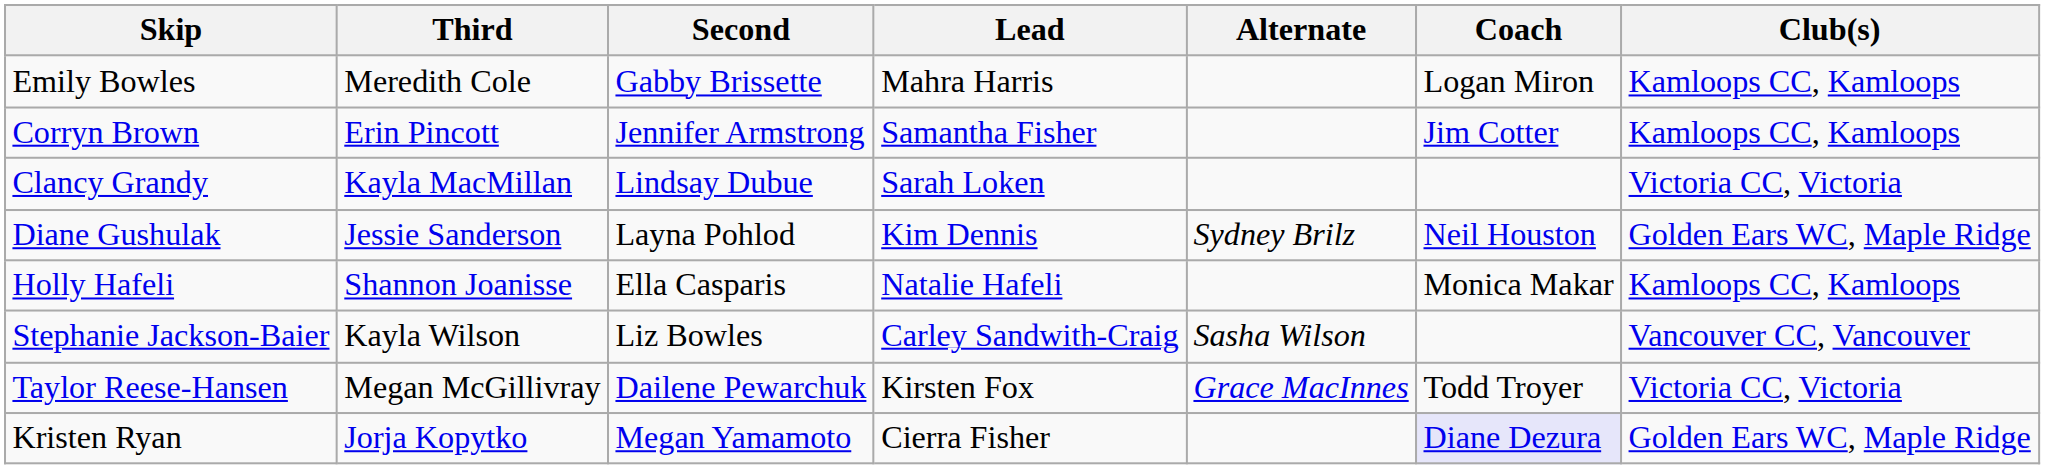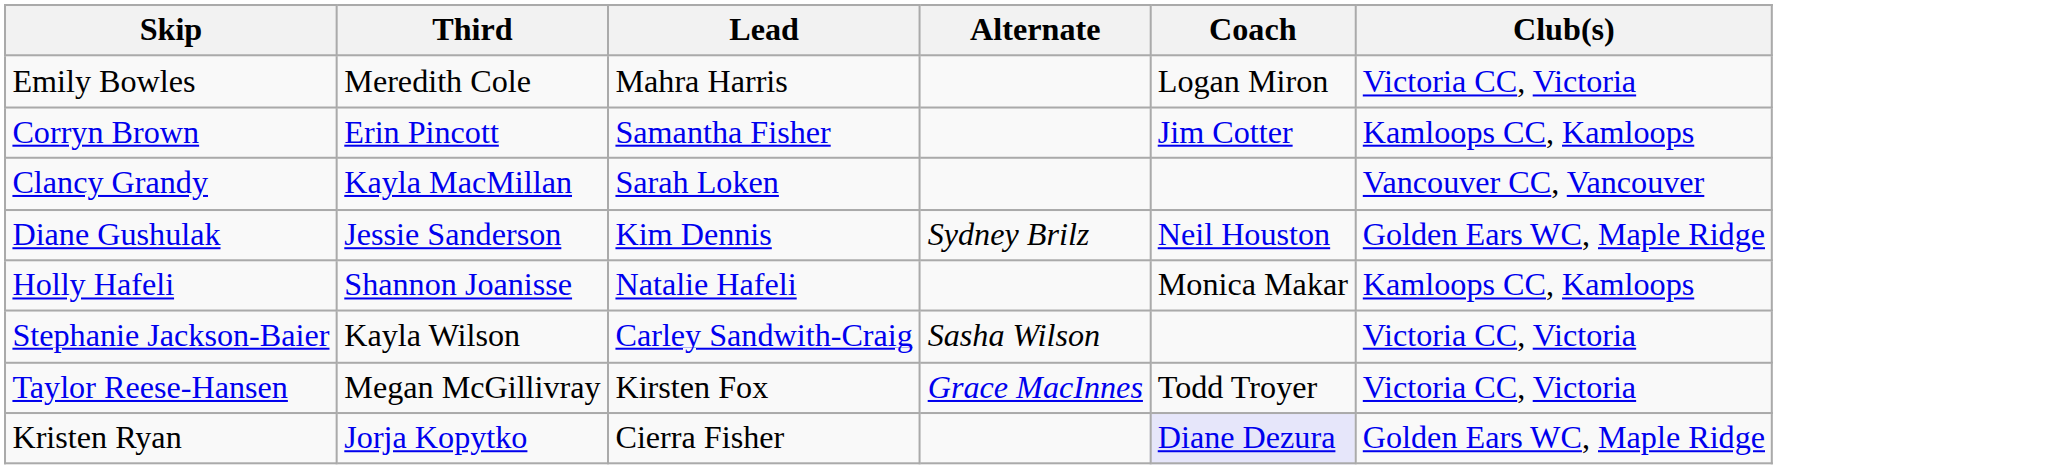- column: (741, 30)
(1794, 81) Kamloops CC, Kamloops -> (1499, 81) Victoria CC, Victoria
(1765, 183) Victoria CC, Victoria -> (1534, 183) Vancouver CC, Vancouver
(1799, 336) Vancouver CC, Vancouver -> (1499, 336) Victoria CC, Victoria
